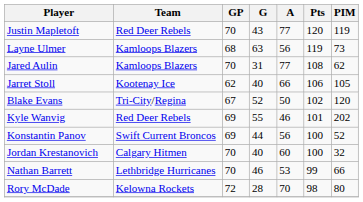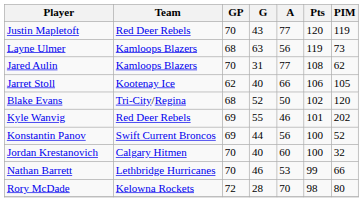(230, 100) 67 -> (230, 100) 68
